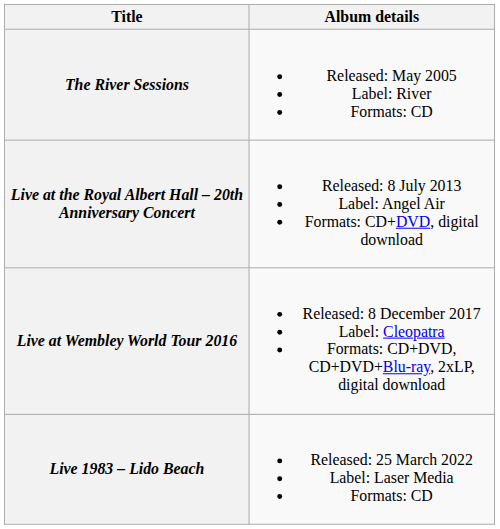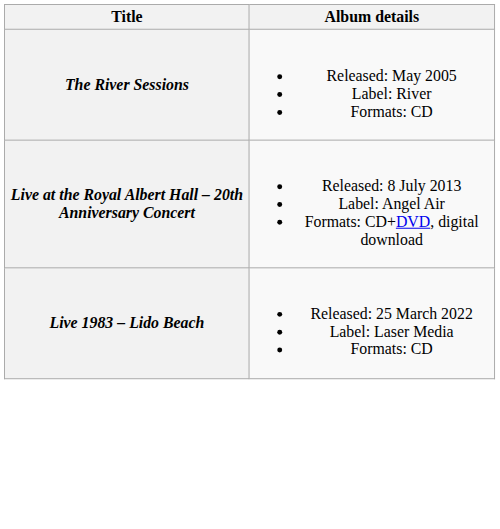- row: (127, 340)
